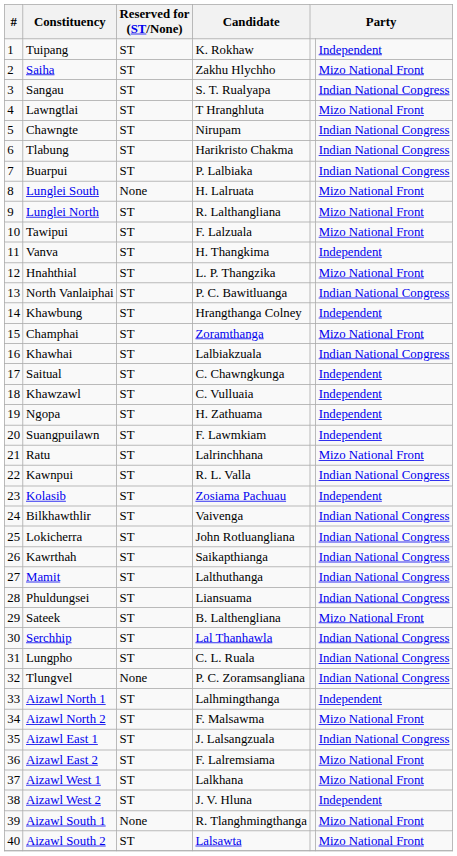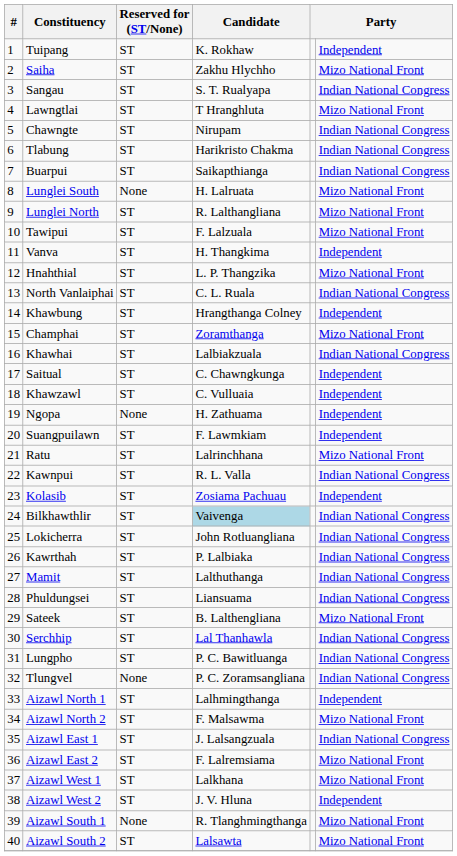(224, 171) P. Lalbiaka -> (232, 171) Saikapthianga
(241, 292) P. C. Bawitluanga -> (225, 292) C. L. Ruala
(127, 414) ST -> (133, 414) None
(219, 516) no background -> (219, 516) lightblue background
(232, 556) Saikapthianga -> (224, 556) P. Lalbiaka
(225, 658) C. L. Ruala -> (241, 658) P. C. Bawitluanga
